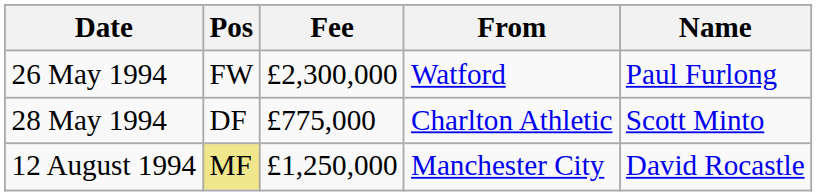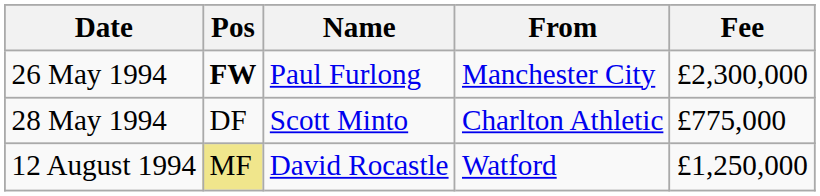columns swapped: (715, 27) <-> (332, 27)
(231, 73) normal -> (233, 73) bold
(458, 73) Watford -> (559, 73) Manchester City
(508, 166) Manchester City -> (509, 166) Watford
